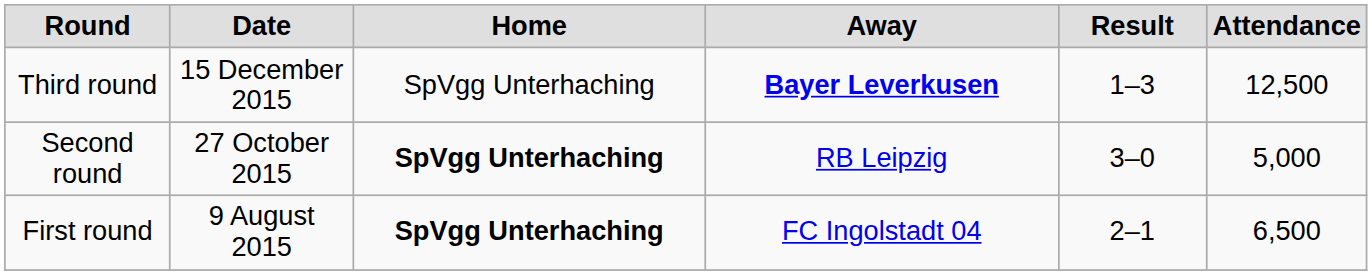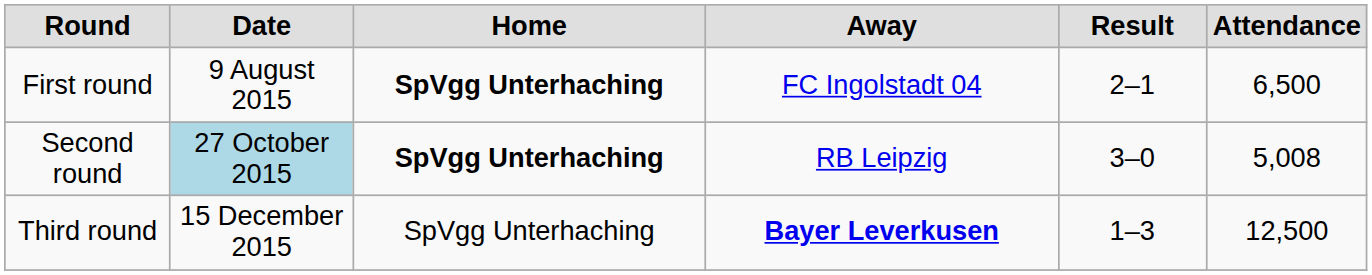rows swapped: (88, 231) <-> (88, 84)
(262, 158) no background -> (262, 158) lightblue background
(1287, 158) 5,000 -> (1287, 158) 5,008
